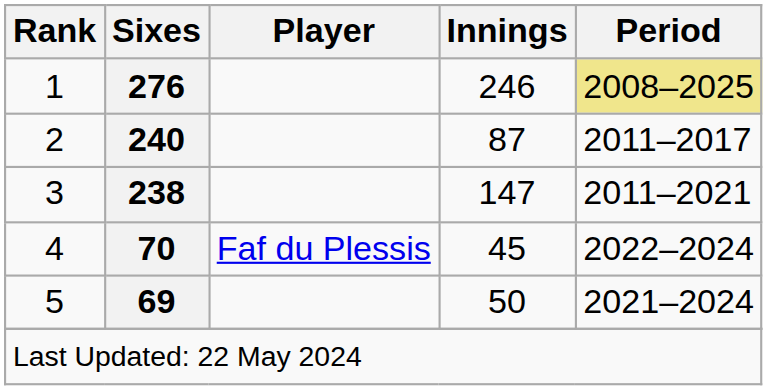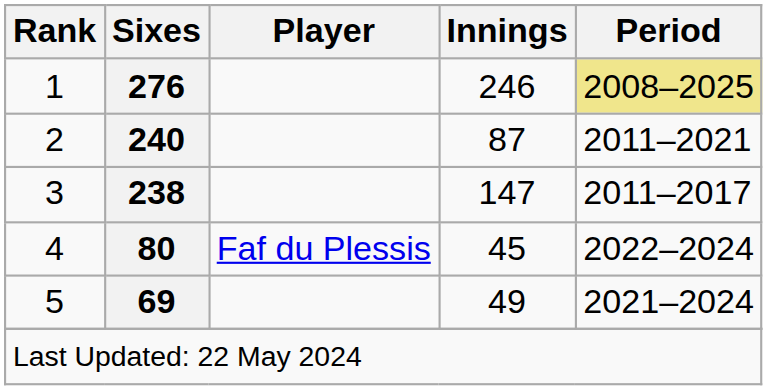(667, 139) 2011–2017 -> (667, 139) 2011–2021
(667, 193) 2011–2021 -> (667, 193) 2011–2017
(156, 247) 70 -> (156, 247) 80
(507, 301) 50 -> (507, 301) 49
